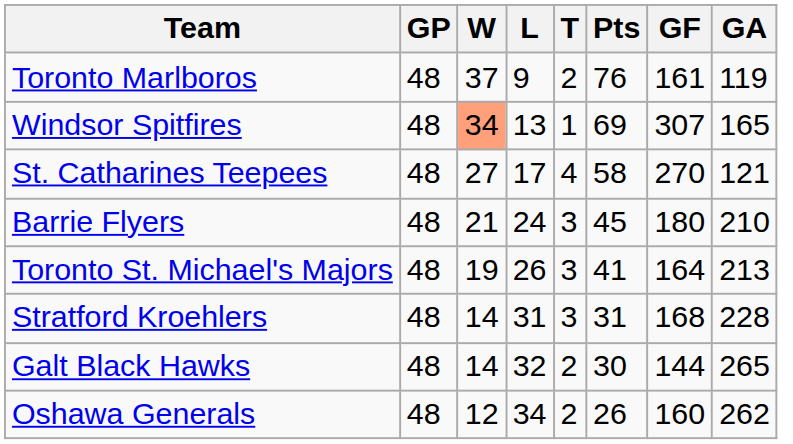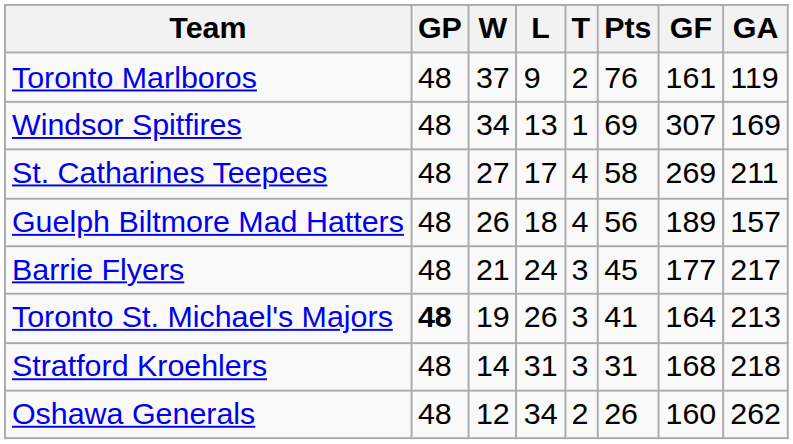(482, 125) lightsalmon background -> (493, 125) no background
(745, 125) 165 -> (756, 125) 169
(680, 173) 270 -> (691, 173) 269
(745, 173) 121 -> (754, 173) 211
+ row: (208, 221)
(680, 221) 180 -> (691, 269) 177
(745, 221) 210 -> (756, 269) 217
(424, 269) normal -> (435, 317) bold
(745, 317) 228 -> (756, 366) 218
- row: (131, 366)
